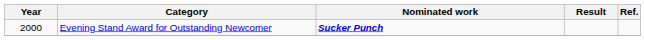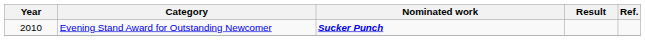(31, 27) 2000 -> (31, 27) 2010
